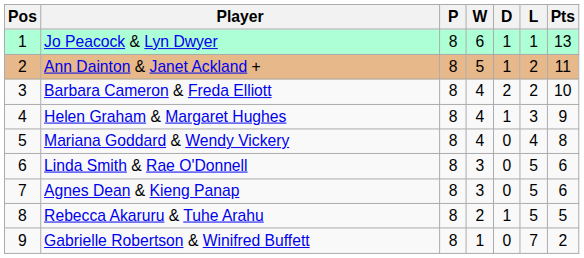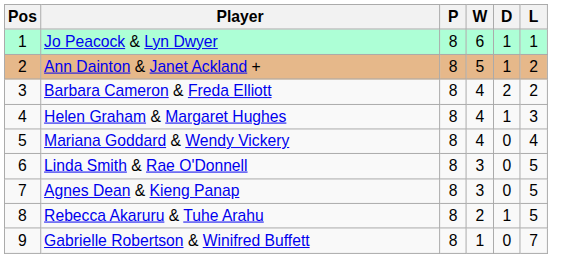- column: (563, 16)
